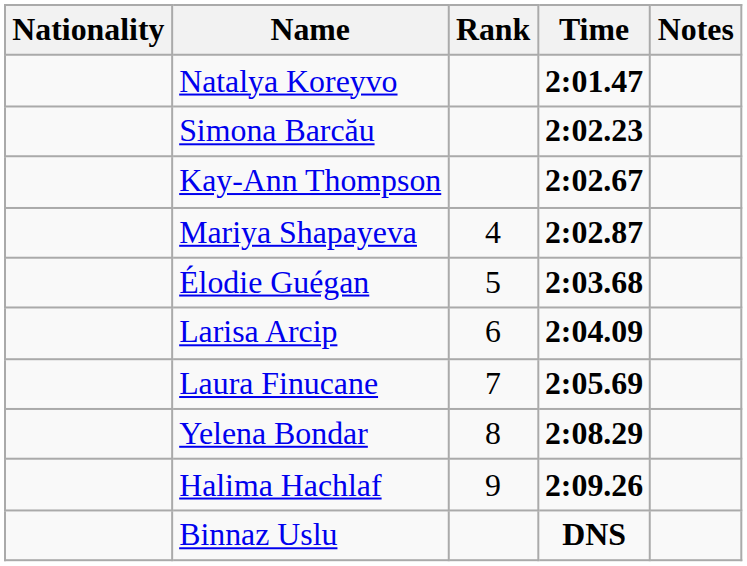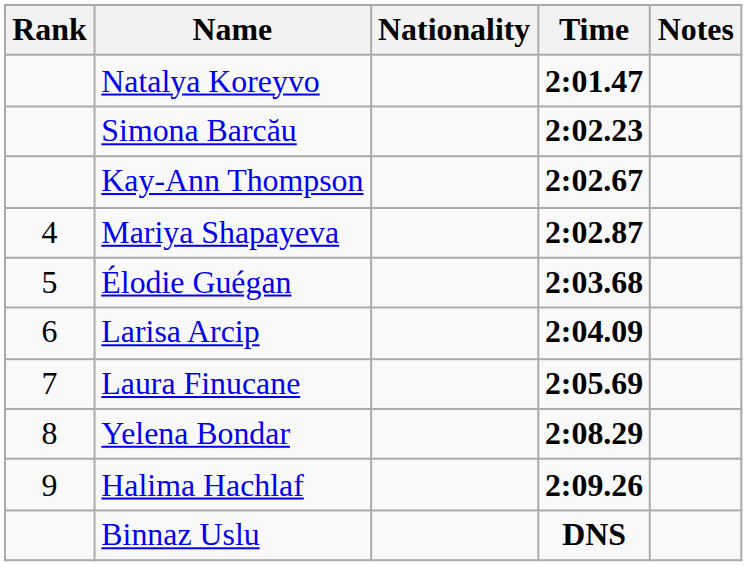columns swapped: (493, 29) <-> (88, 29)
